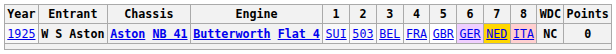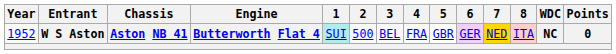(21, 34) 1925 -> (21, 34) 1952
(336, 34) no background -> (336, 34) paleturquoise background
(363, 34) 503 -> (363, 34) 500
